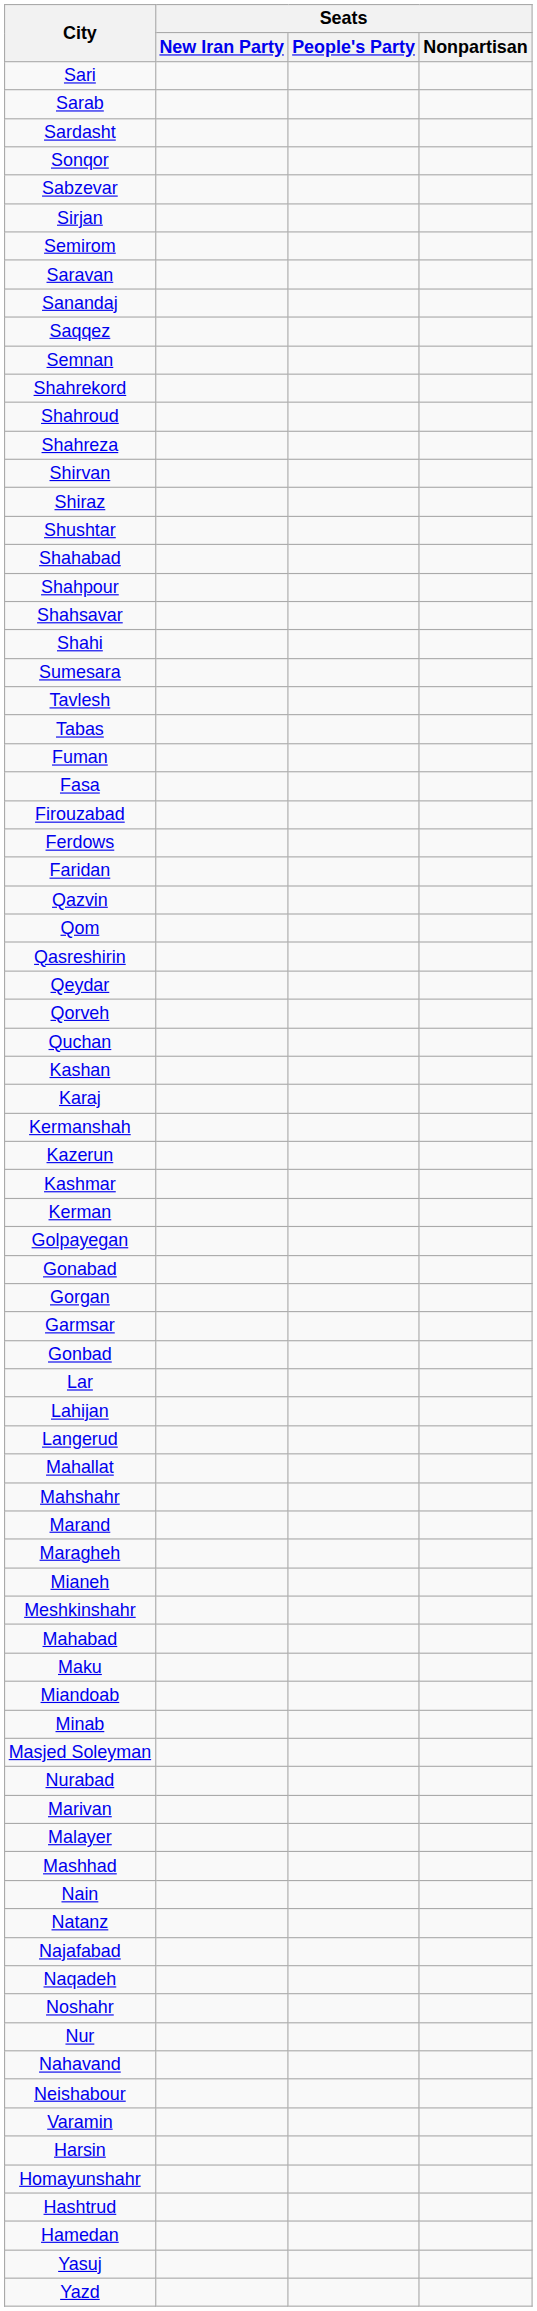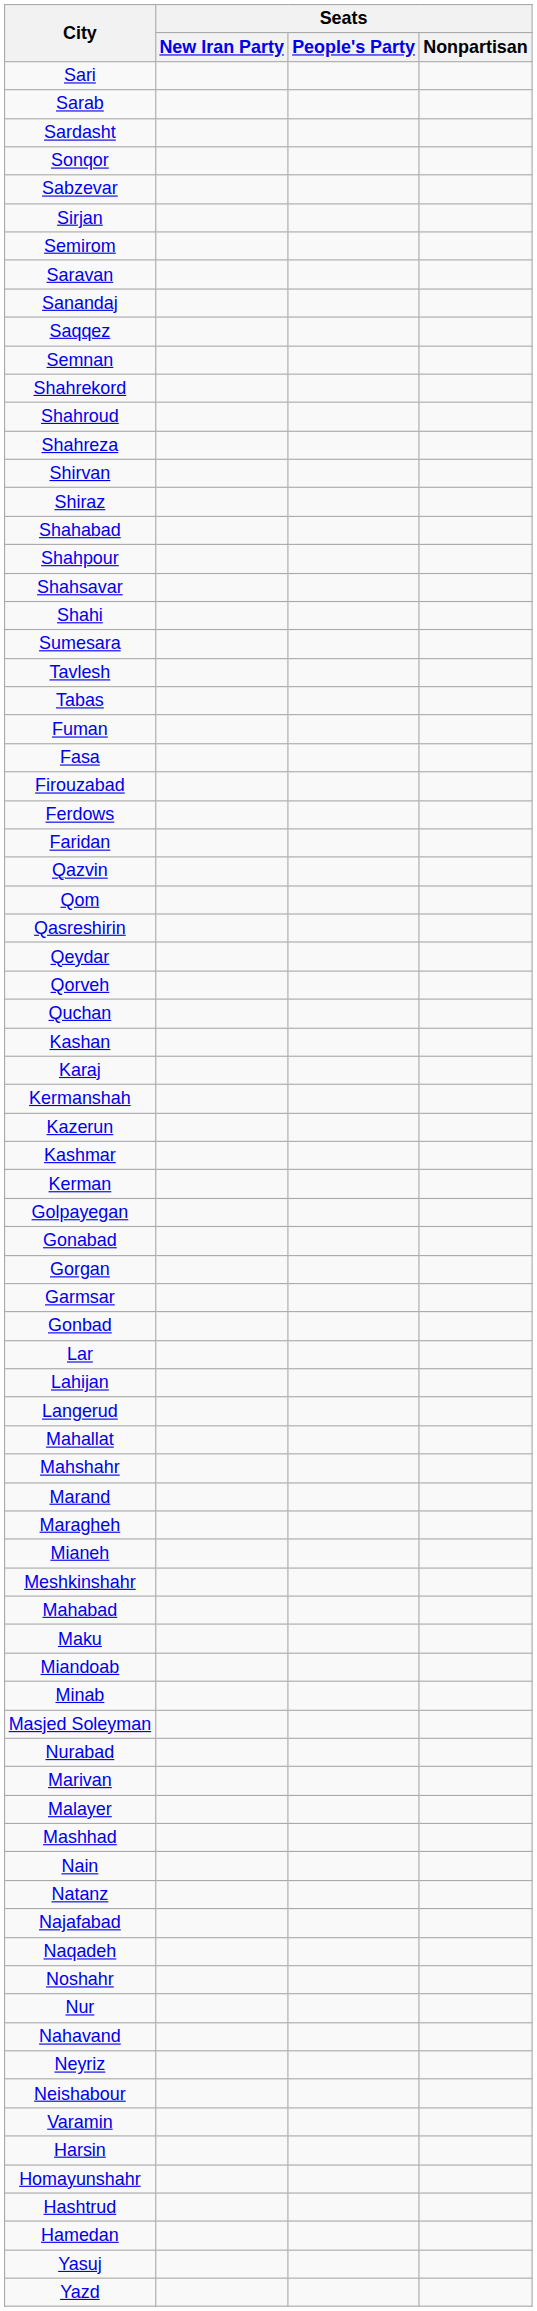- row: (80, 530)
+ row: (80, 2064)
